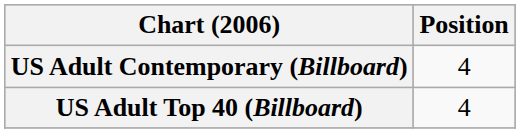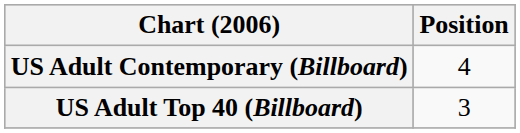(464, 107) 4 -> (464, 107) 3
